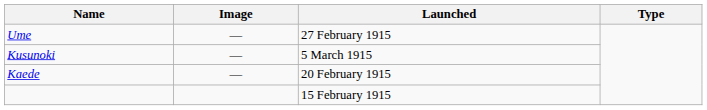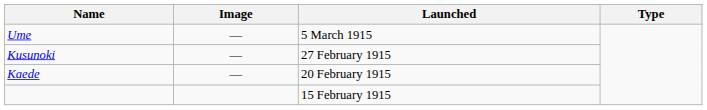(346, 34) 27 February 1915 -> (337, 34) 5 March 1915
(337, 54) 5 March 1915 -> (346, 54) 27 February 1915
